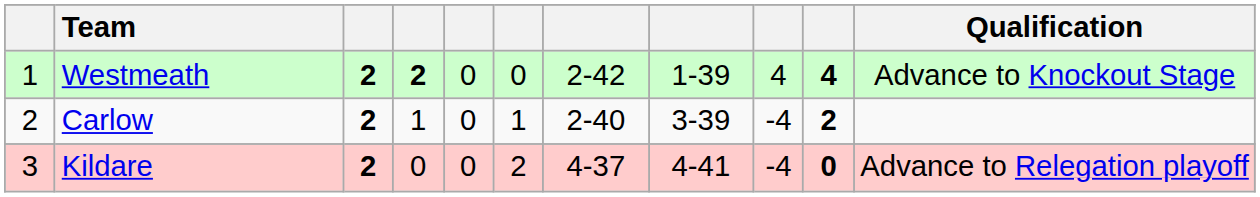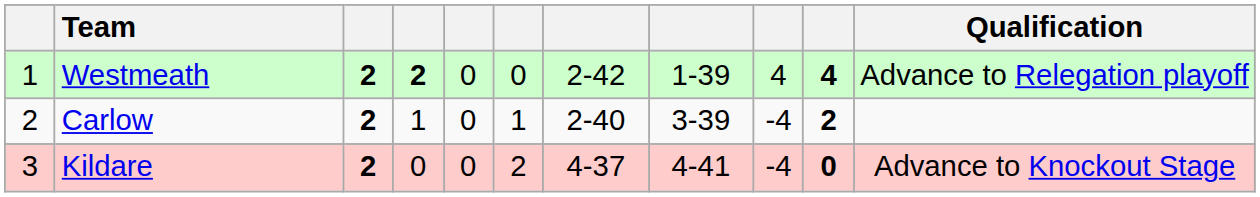(1055, 74) Advance to Knockout Stage -> (1055, 74) Advance to Relegation playoff
(1055, 167) Advance to Relegation playoff -> (1055, 167) Advance to Knockout Stage
